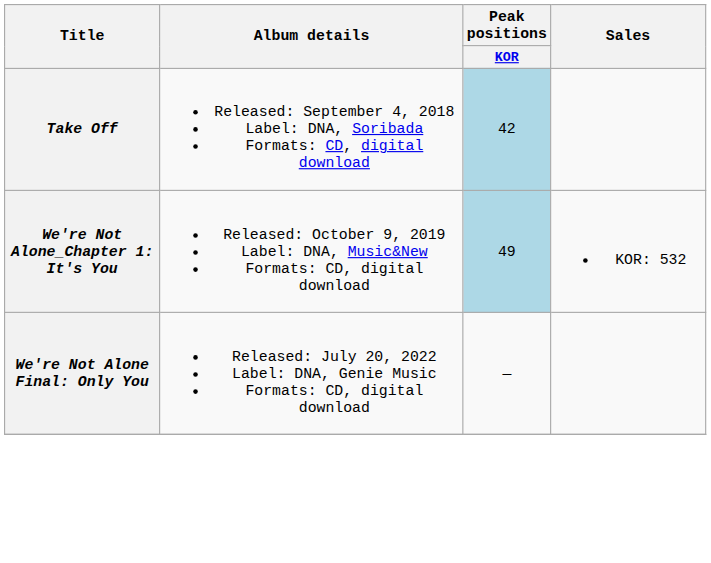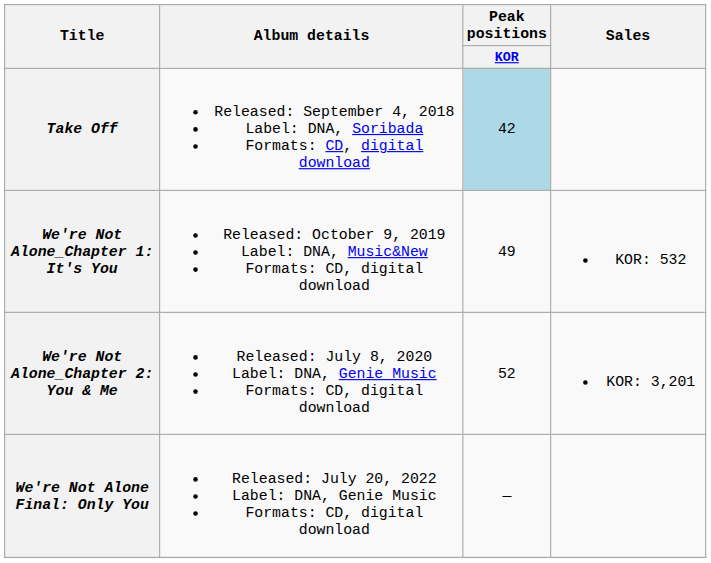(507, 252) lightblue background -> (507, 252) no background
+ row: (82, 374)
